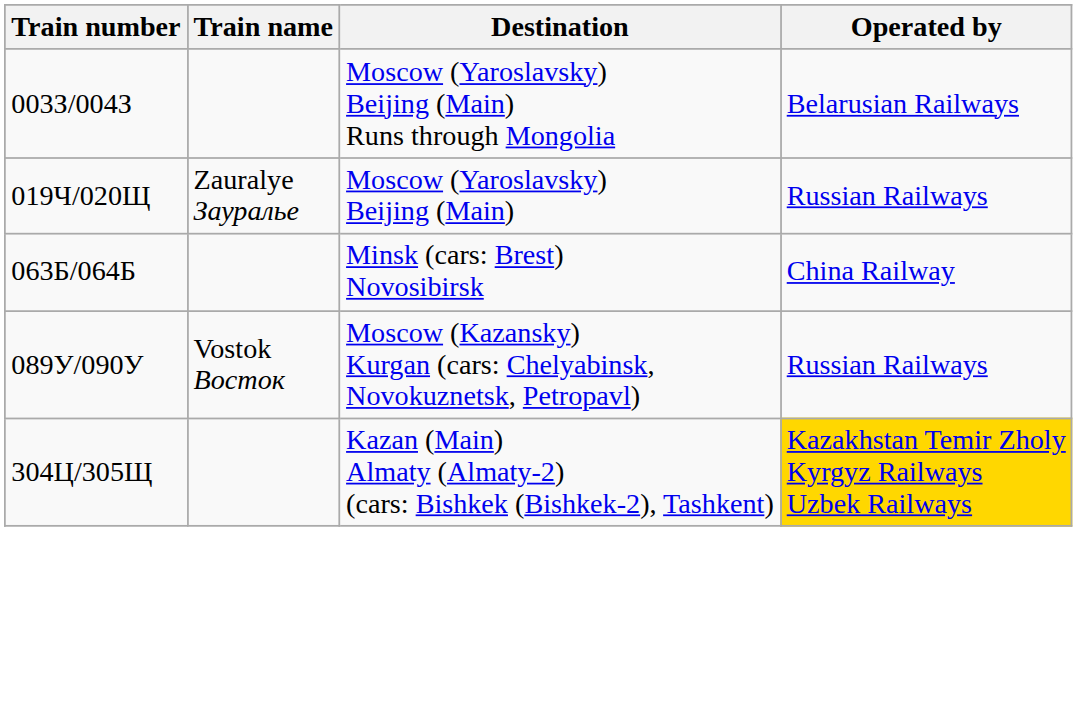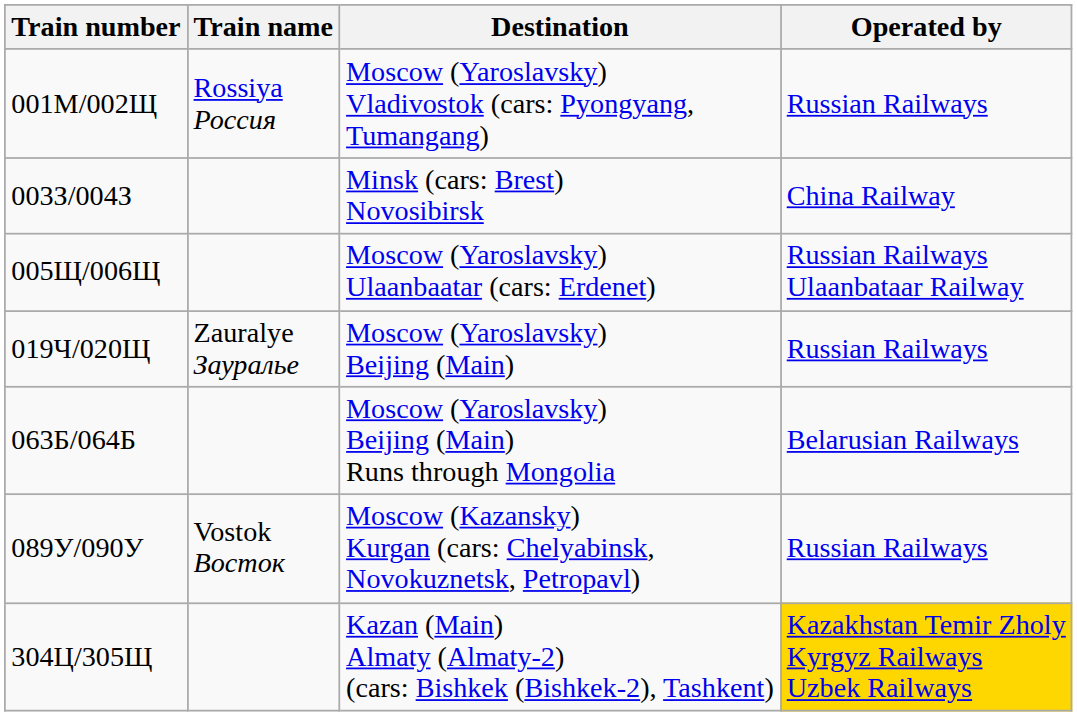+ row: (84, 103)
(481, 103) Moscow (Yaroslavsky) Beijing (Main) Runs through Mongolia -> (455, 195) Minsk (cars: Brest) Novosibirsk
(903, 103) Belarusian Railways -> (871, 195) China Railway
+ row: (86, 271)
(455, 271) Minsk (cars: Brest) Novosibirsk -> (481, 440) Moscow (Yaroslavsky) Beijing (Main) Runs through Mongolia
(871, 271) China Railway -> (903, 440) Belarusian Railways
